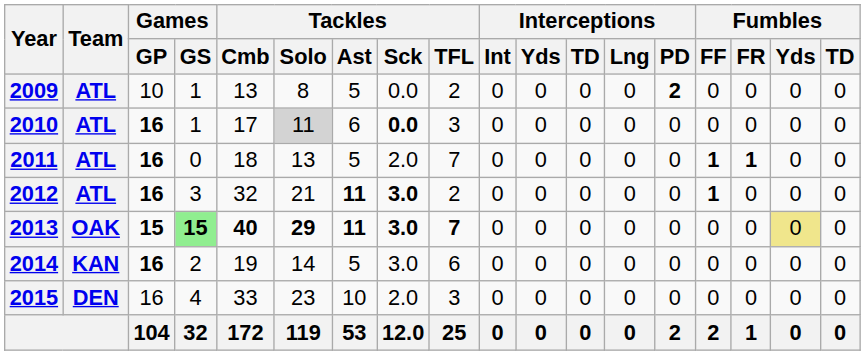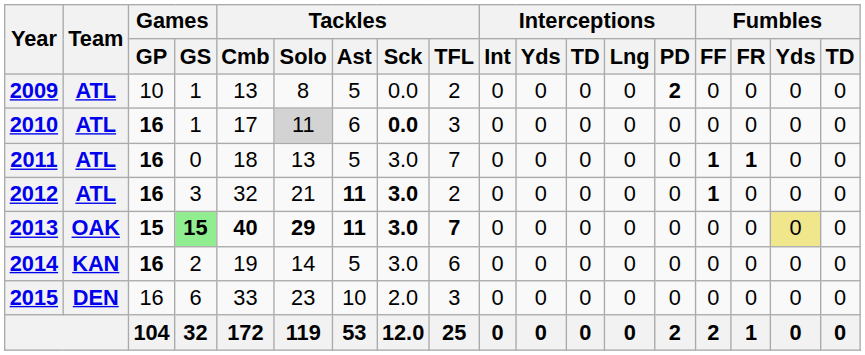(403, 159) 2.0 -> (403, 159) 3.0
(195, 297) 4 -> (195, 297) 6
